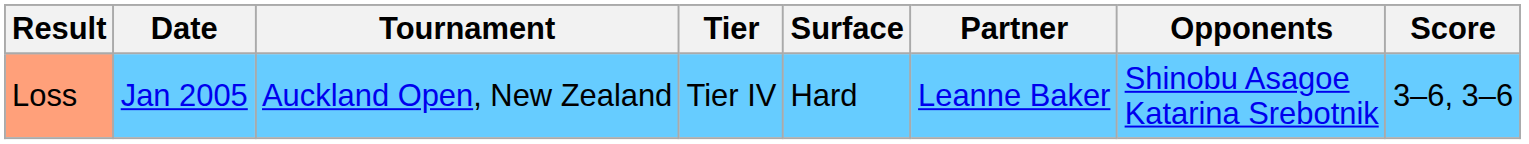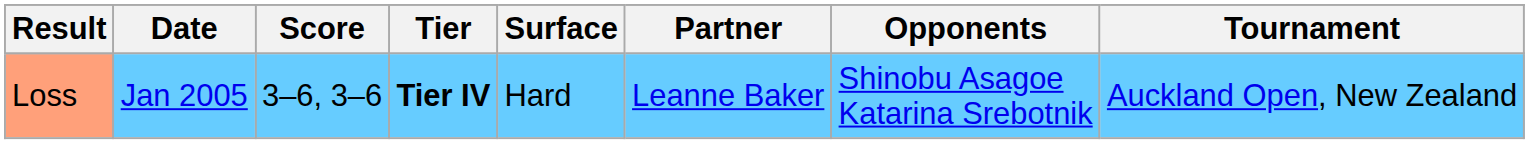columns swapped: (467, 28) <-> (1453, 28)
(731, 95) normal -> (443, 95) bold
